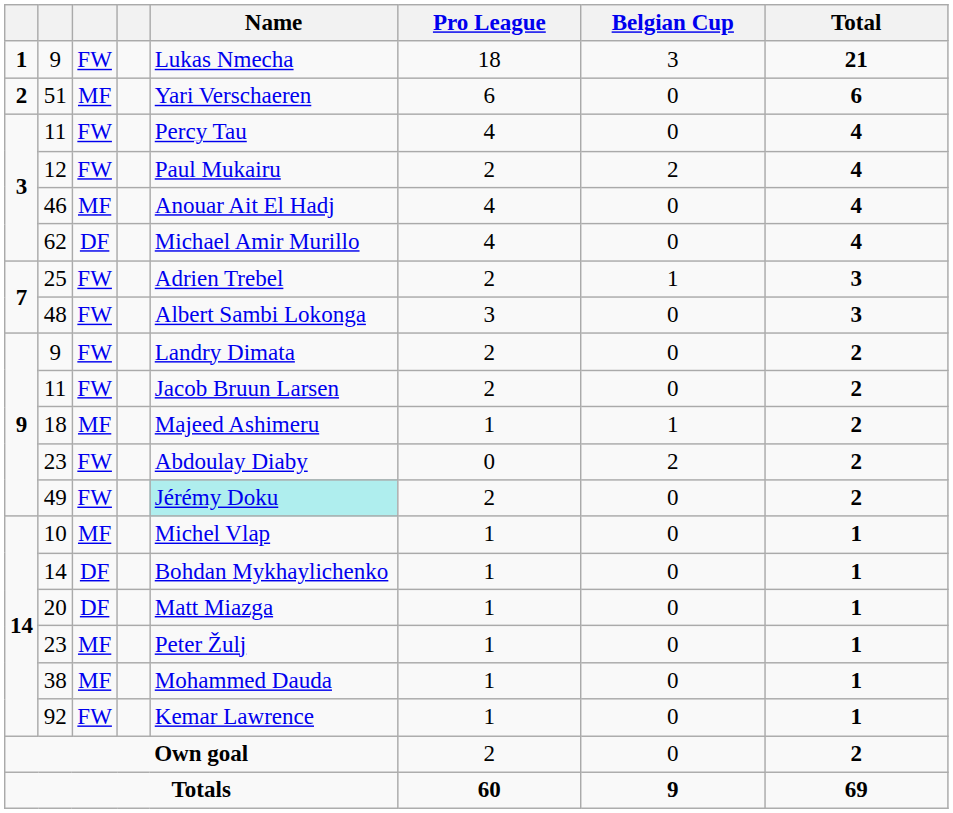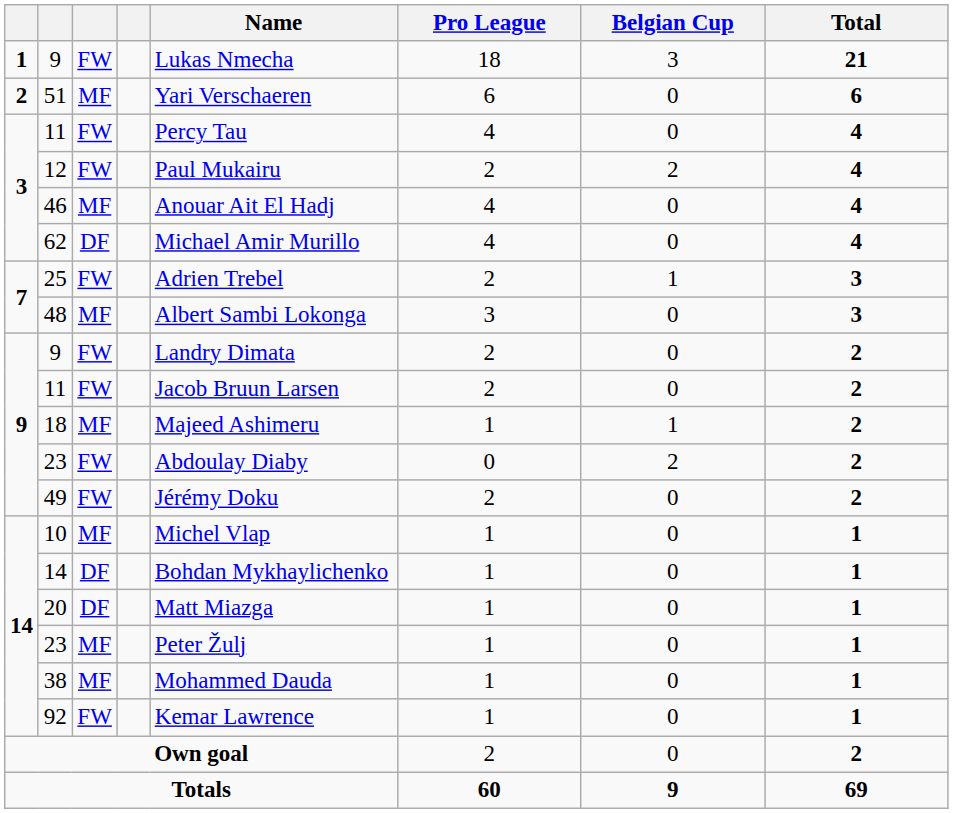(95, 315) FW -> (95, 315) MF
(217, 497) paleturquoise background -> (217, 497) no background
